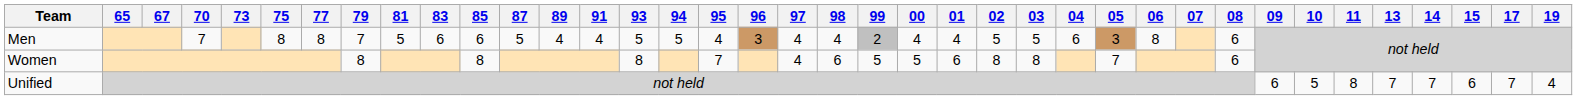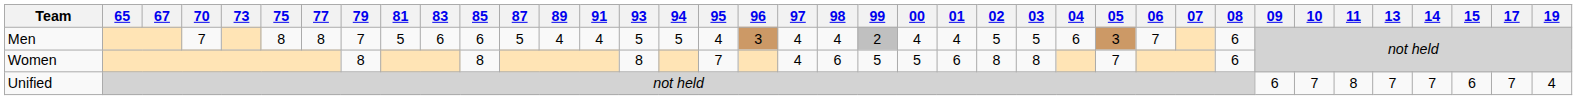(1155, 39) 8 -> (1155, 39) 7
(1314, 84) 5 -> (1314, 84) 7
